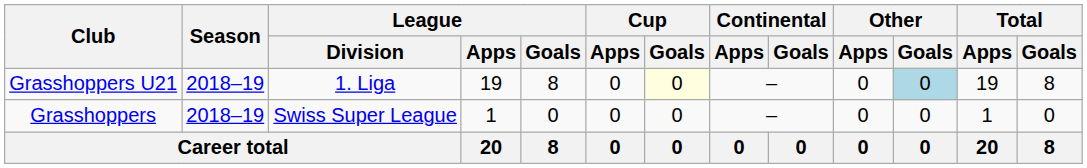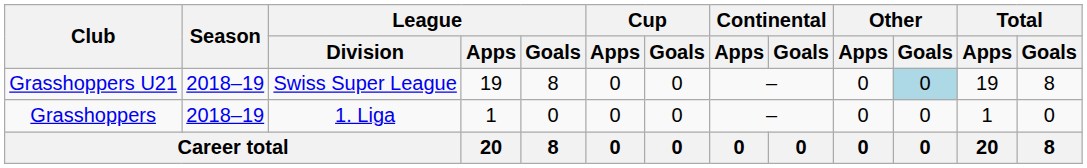(365, 83) 1. Liga -> (365, 83) Swiss Super League
(677, 83) lightyellow background -> (677, 83) no background
(365, 115) Swiss Super League -> (365, 115) 1. Liga
